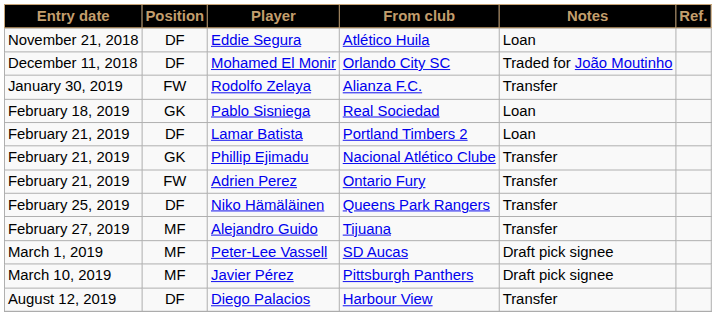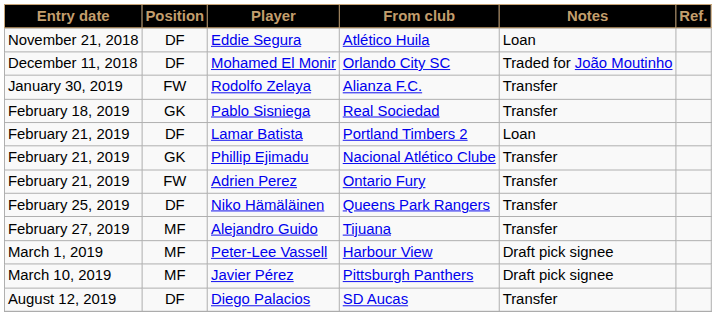(519, 110) Loan -> (530, 110) Transfer
(375, 252) SD Aucas -> (388, 252) Harbour View
(388, 299) Harbour View -> (375, 299) SD Aucas
